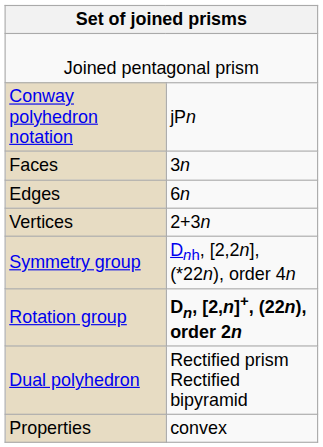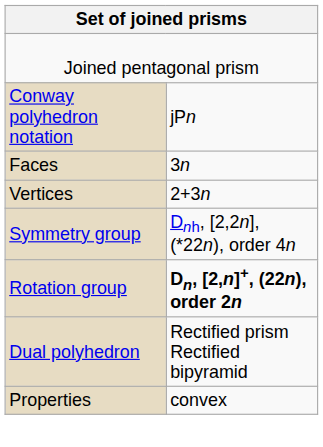- row: (35, 193)
